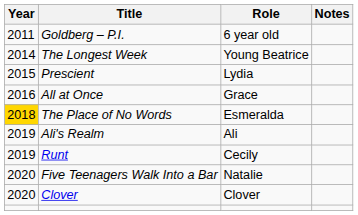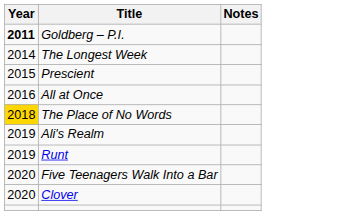- column: (266, 14)
(21, 34) normal -> (21, 34) bold
